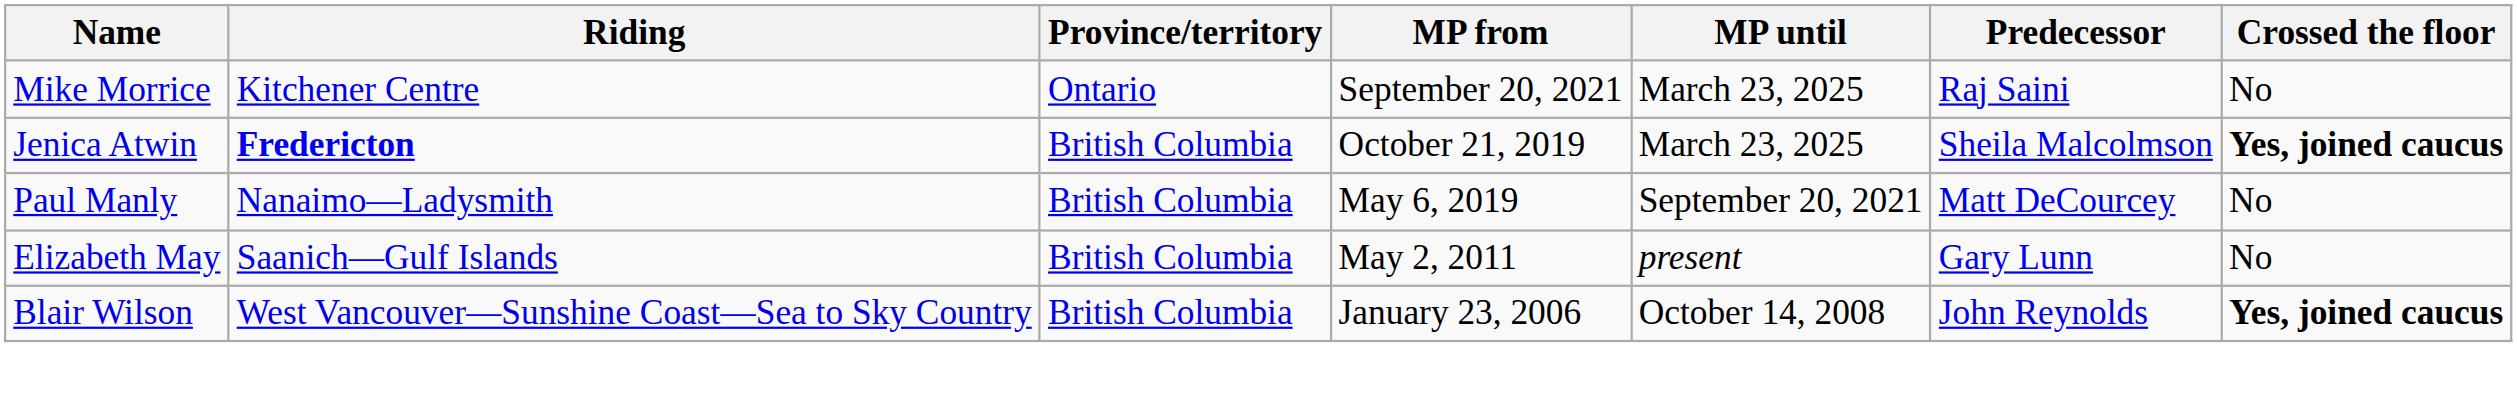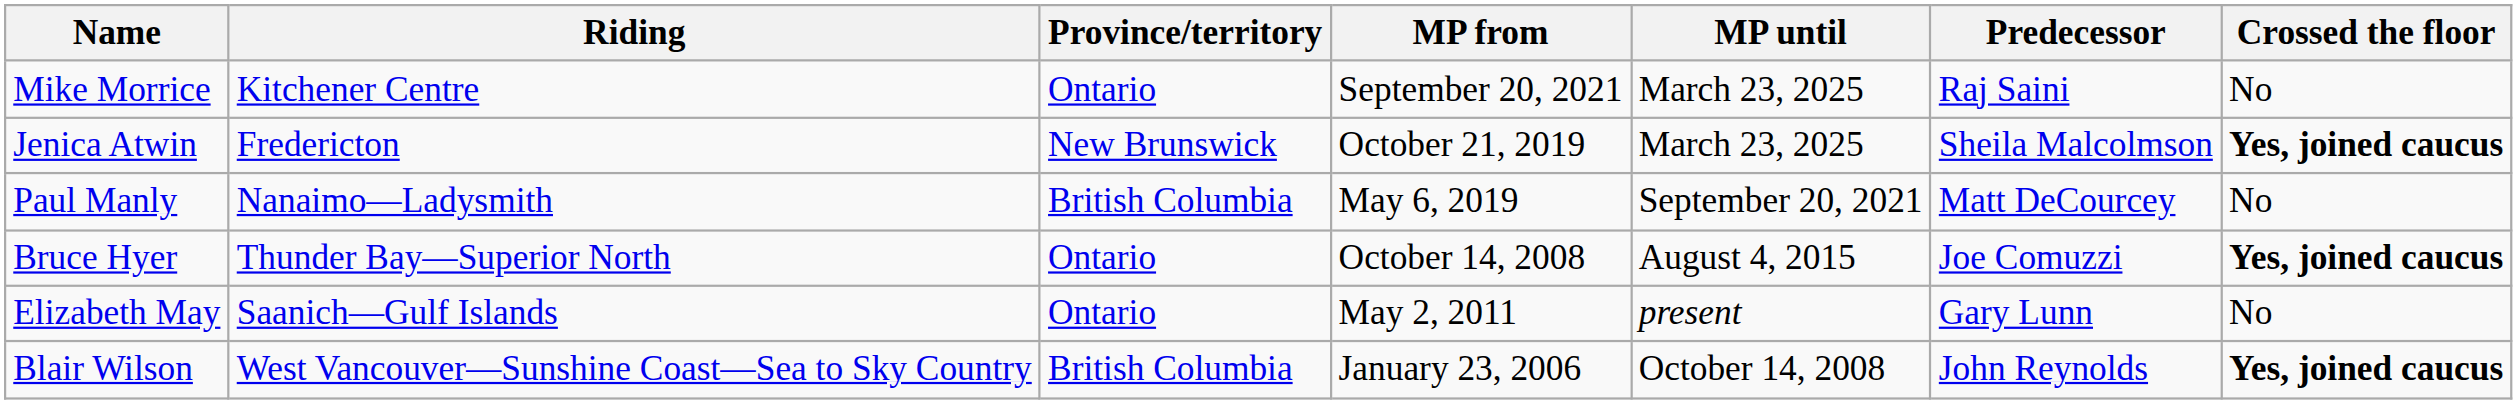(326, 144) bold -> (318, 144) normal
(1170, 144) British Columbia -> (1162, 144) New Brunswick
+ row: (95, 256)
(1170, 256) British Columbia -> (1102, 312) Ontario
